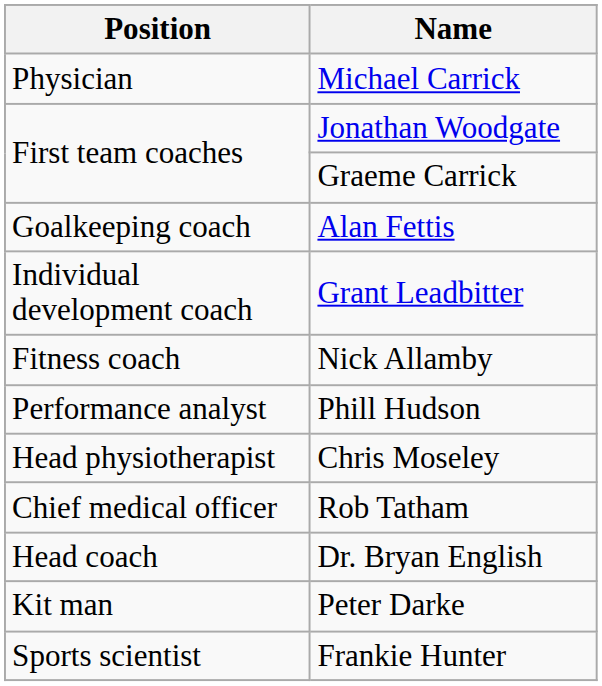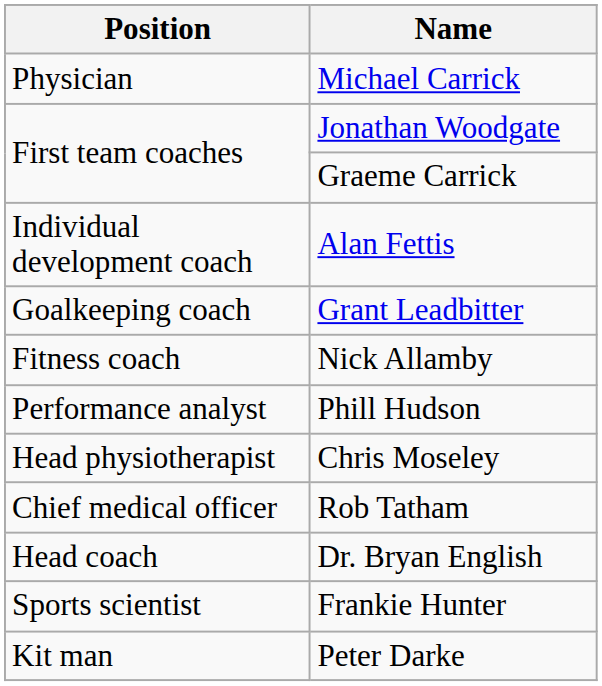(131, 226) Goalkeeping coach -> (132, 243) Individual development coach
(132, 292) Individual development coach -> (131, 310) Goalkeeping coach
rows swapped: (412, 654) <-> (391, 605)
